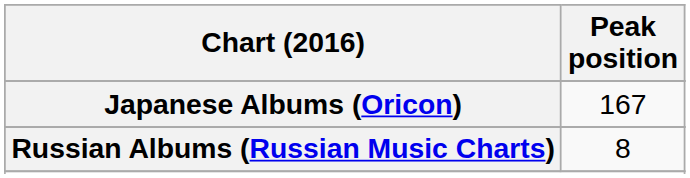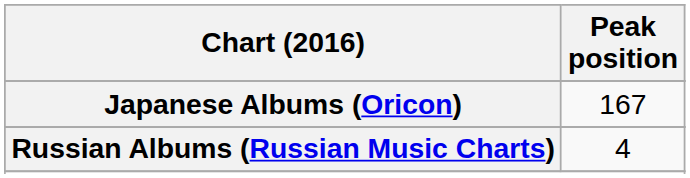(623, 148) 8 -> (623, 148) 4
